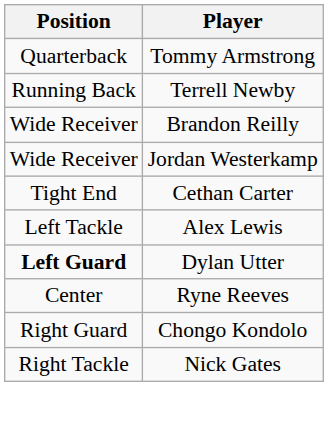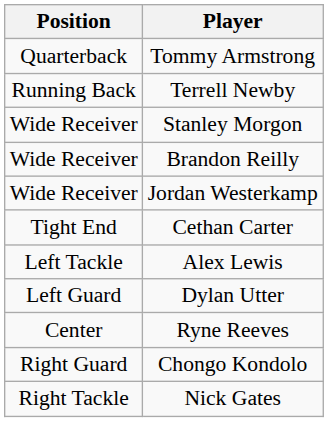+ row: (233, 124)
(74, 261) bold -> (74, 295) normal
